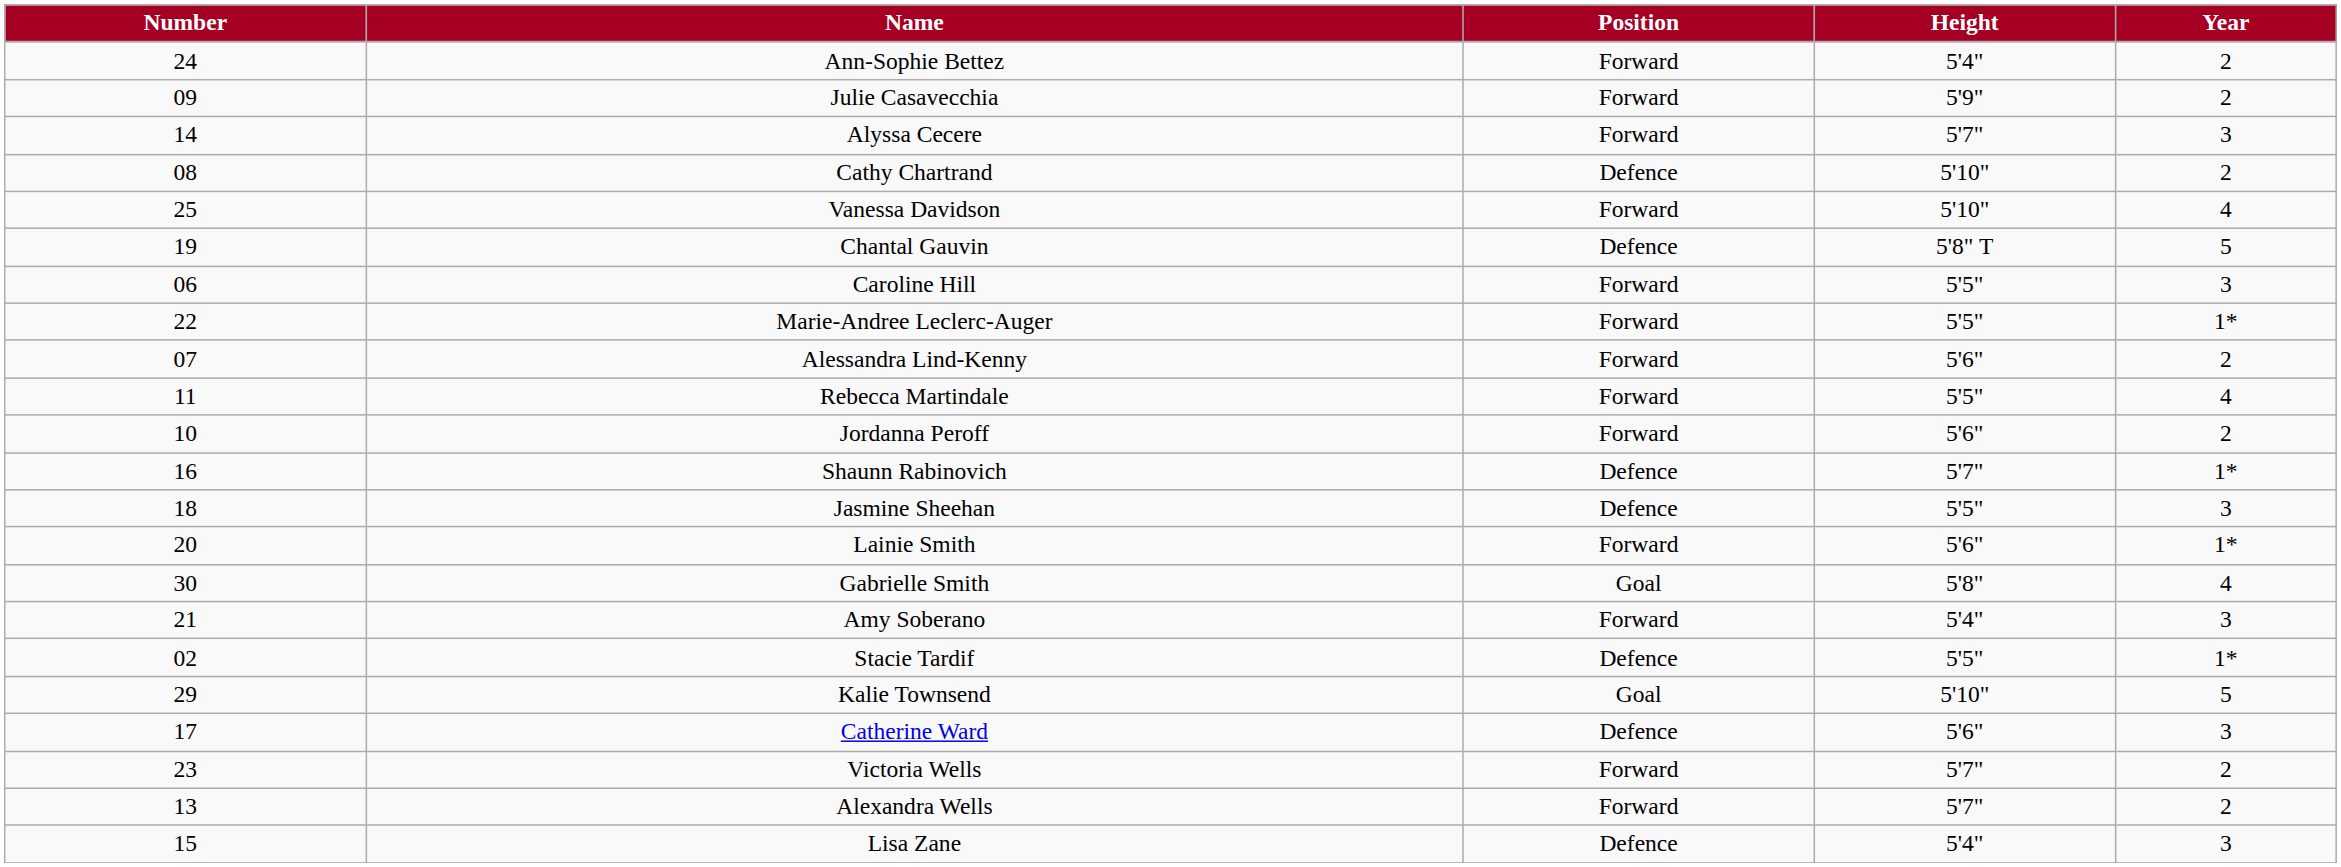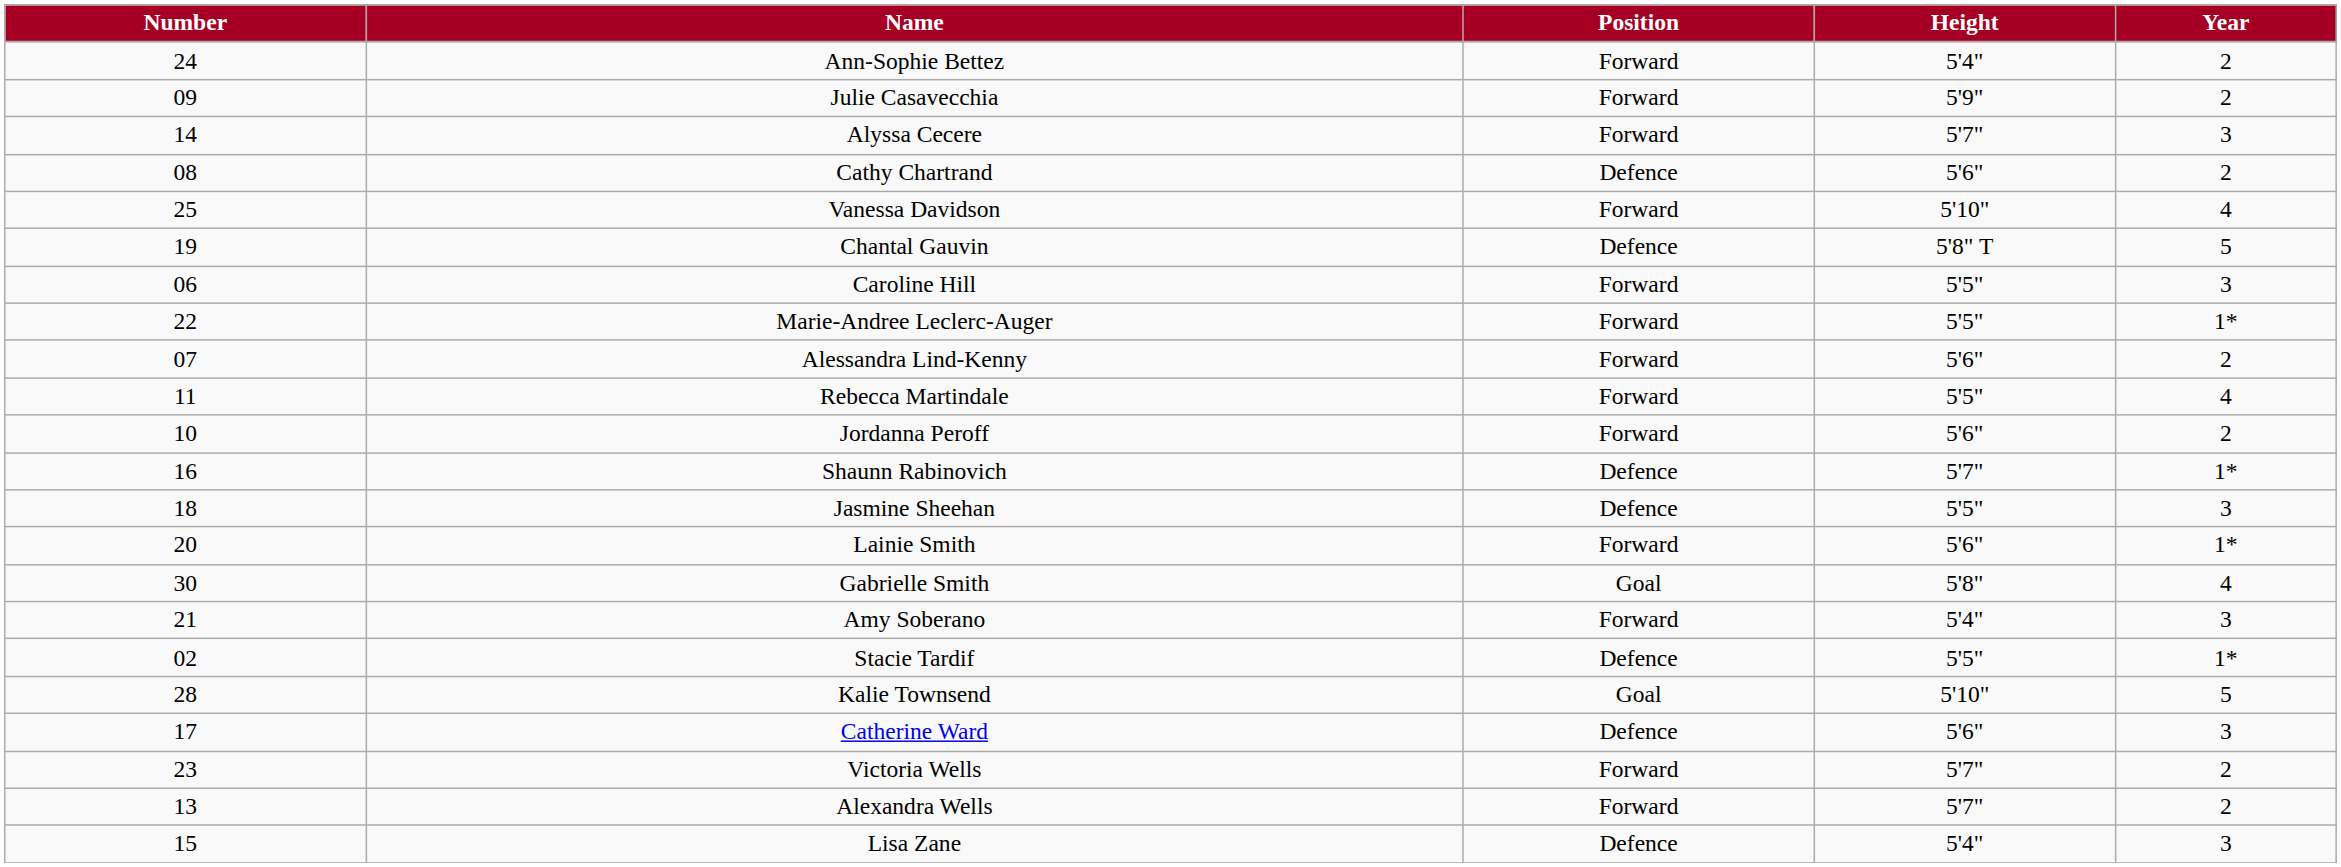(1965, 172) 5'10" -> (1965, 172) 5'6"
(185, 694) 29 -> (185, 694) 28
